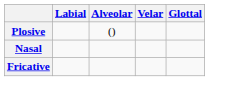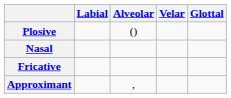+ row: (39, 84)
